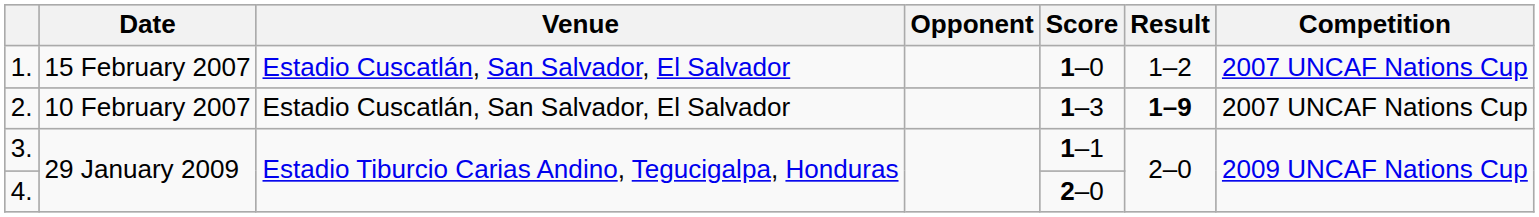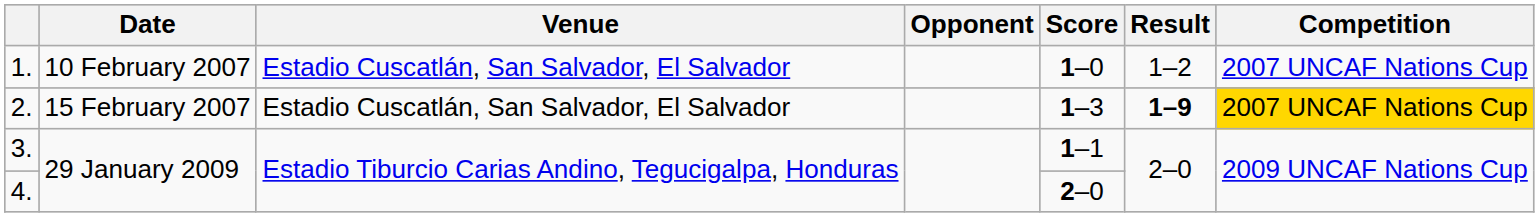(148, 66) 15 February 2007 -> (148, 66) 10 February 2007
(148, 107) 10 February 2007 -> (148, 107) 15 February 2007
(1375, 107) no background -> (1375, 107) gold background
